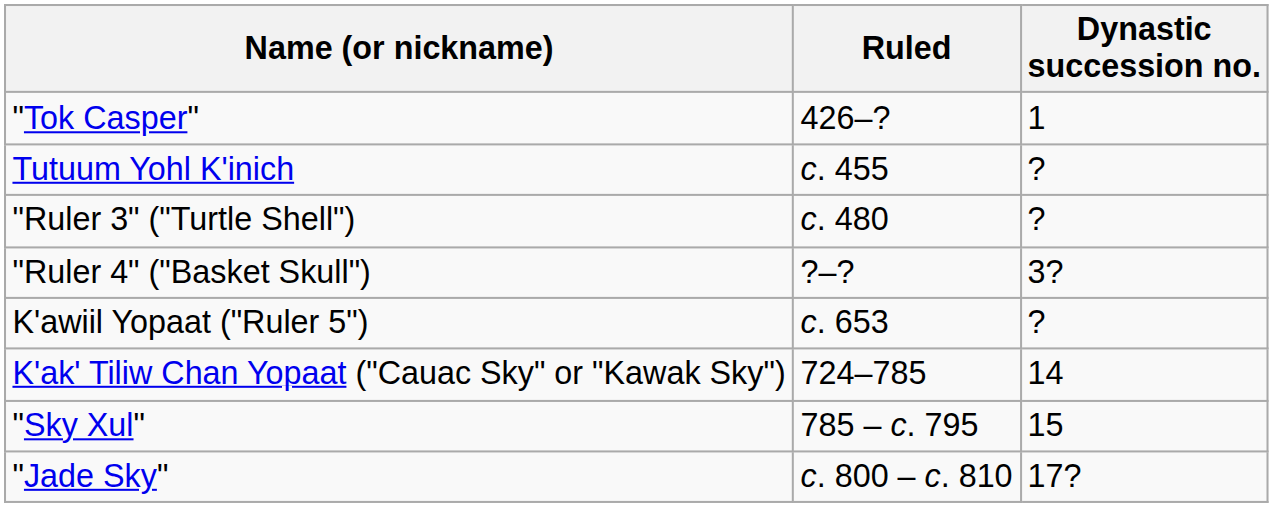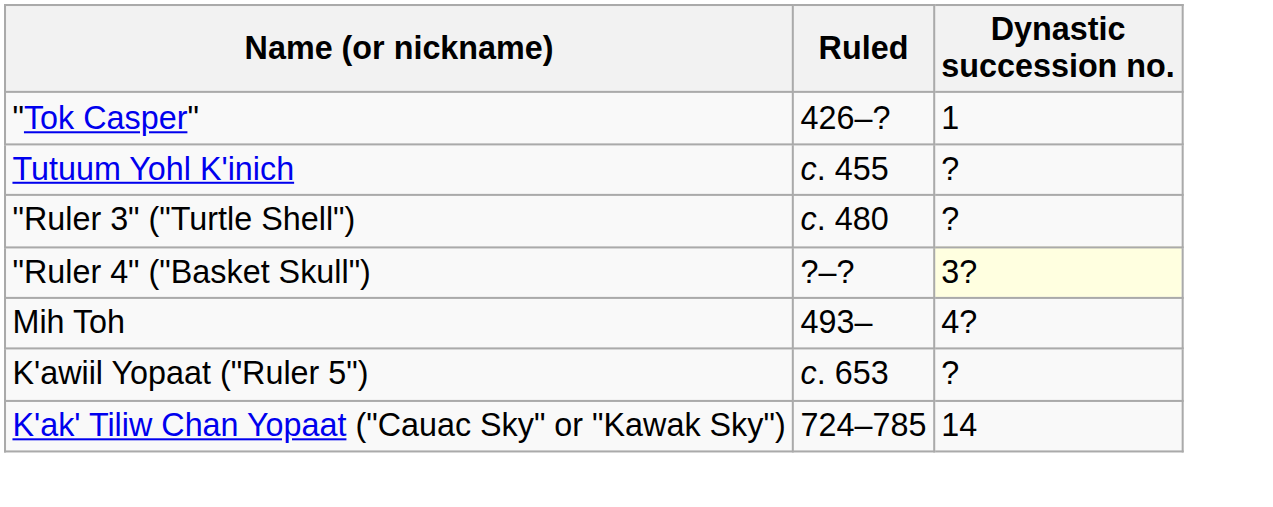(1045, 271) no background -> (959, 271) lightyellow background
+ row: (69, 322)
- row: (79, 425)
- row: (90, 476)
